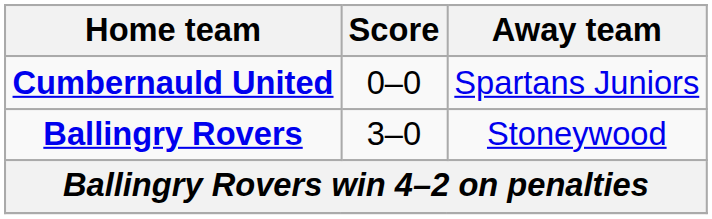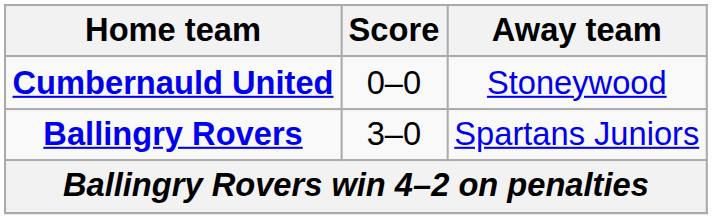(577, 82) Spartans Juniors -> (577, 82) Stoneywood
(577, 133) Stoneywood -> (577, 133) Spartans Juniors
